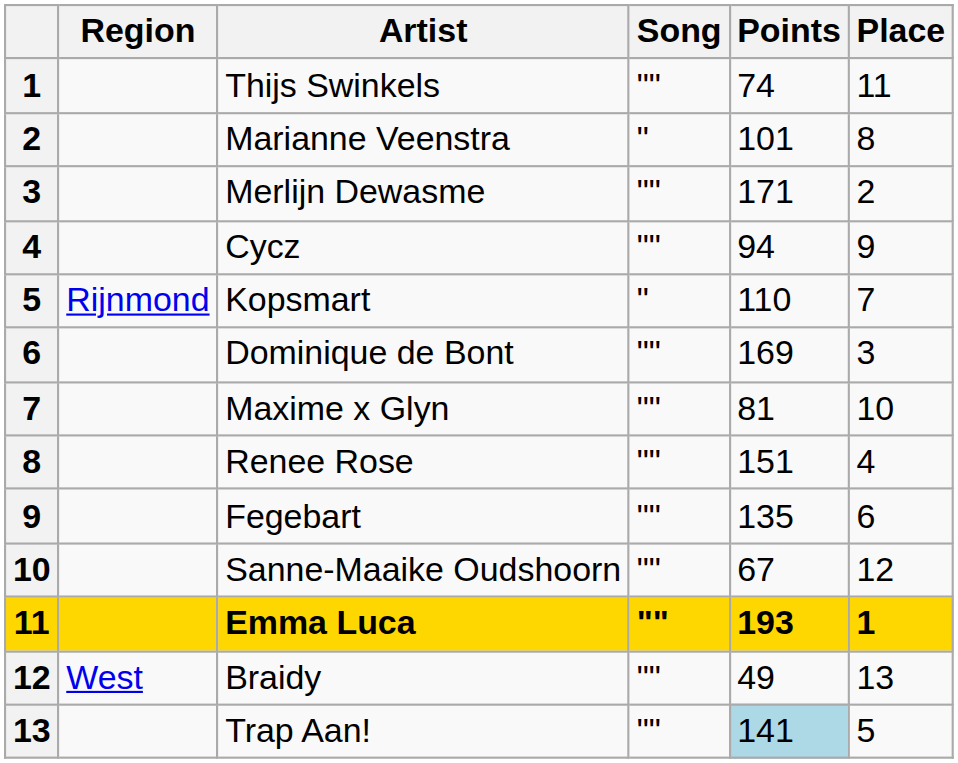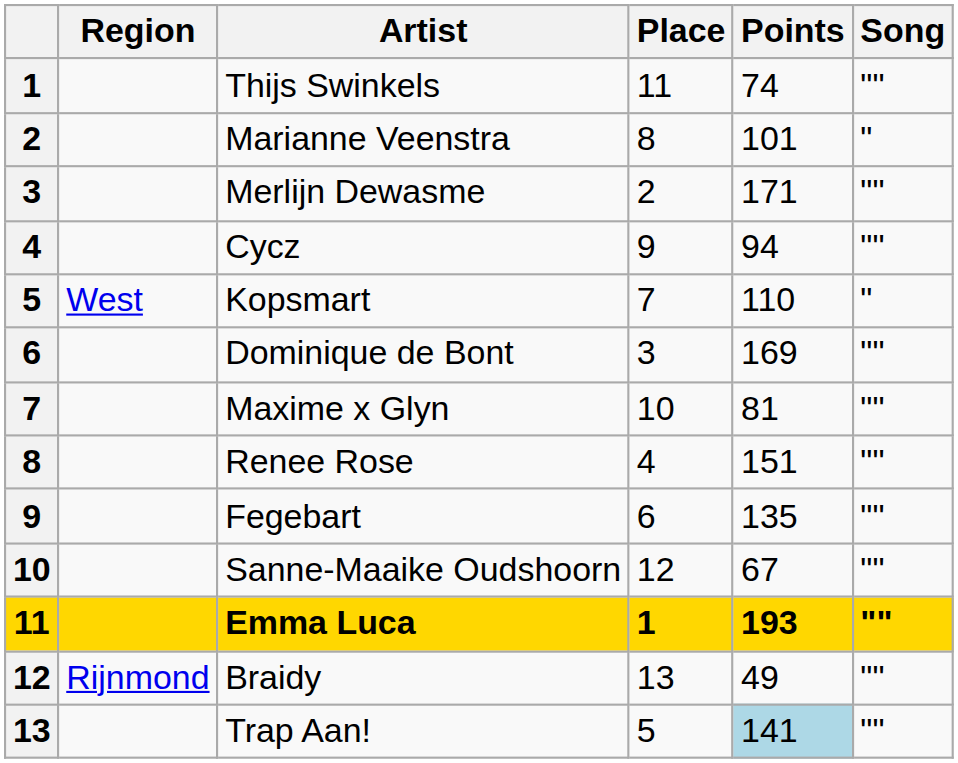columns swapped: (679, 31) <-> (901, 31)
(138, 300) Rijnmond -> (105, 300) West
(105, 676) West -> (138, 676) Rijnmond
